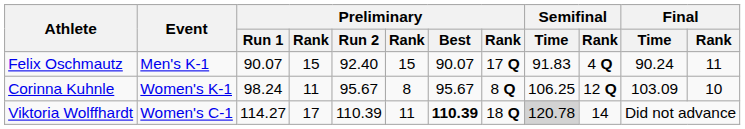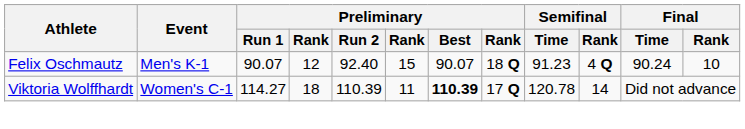(311, 64) 15 -> (311, 64) 12
(503, 64) 17 Q -> (503, 64) 18 Q
(551, 64) 91.83 -> (551, 64) 91.23
(714, 64) 11 -> (711, 64) 10
- row: (61, 89)
(311, 113) 17 -> (311, 89) 18
(503, 113) 18 Q -> (503, 89) 17 Q
(551, 113) lightgrey background -> (551, 89) no background
